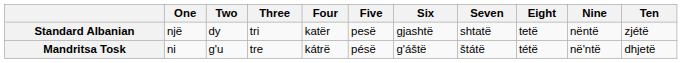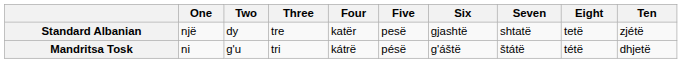- column: (595, 13)
(254, 31) tri -> (278, 31) tre
(256, 49) tre -> (276, 49) tri
